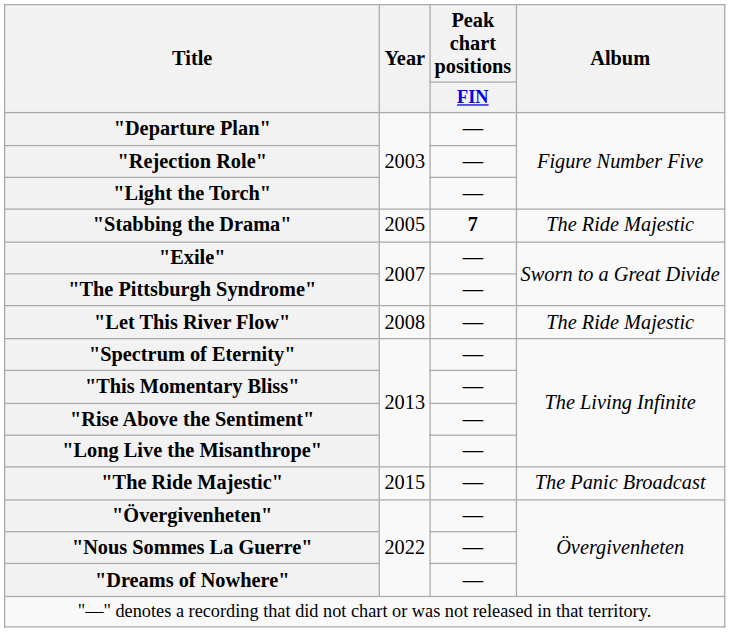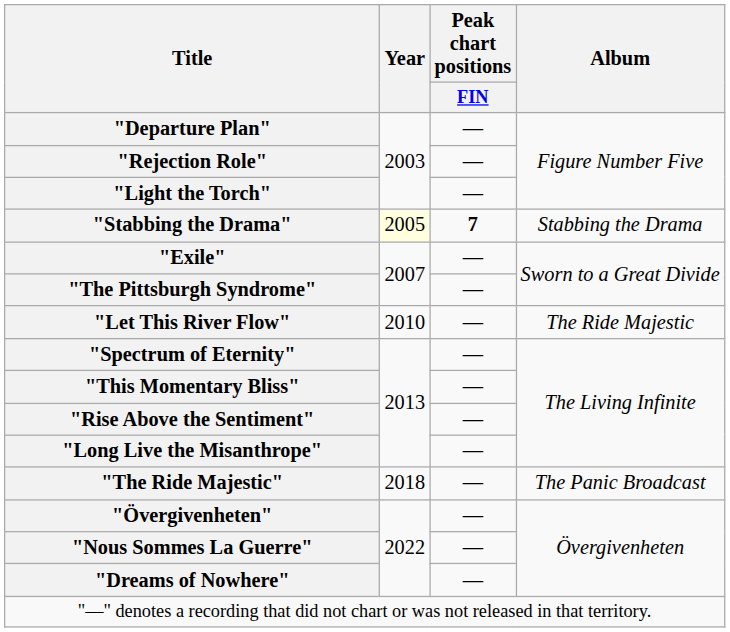(405, 225) no background -> (405, 225) lightyellow background
(620, 225) The Ride Majestic -> (620, 225) Stabbing the Drama
(405, 322) 2008 -> (405, 322) 2010
(405, 483) 2015 -> (405, 483) 2018
